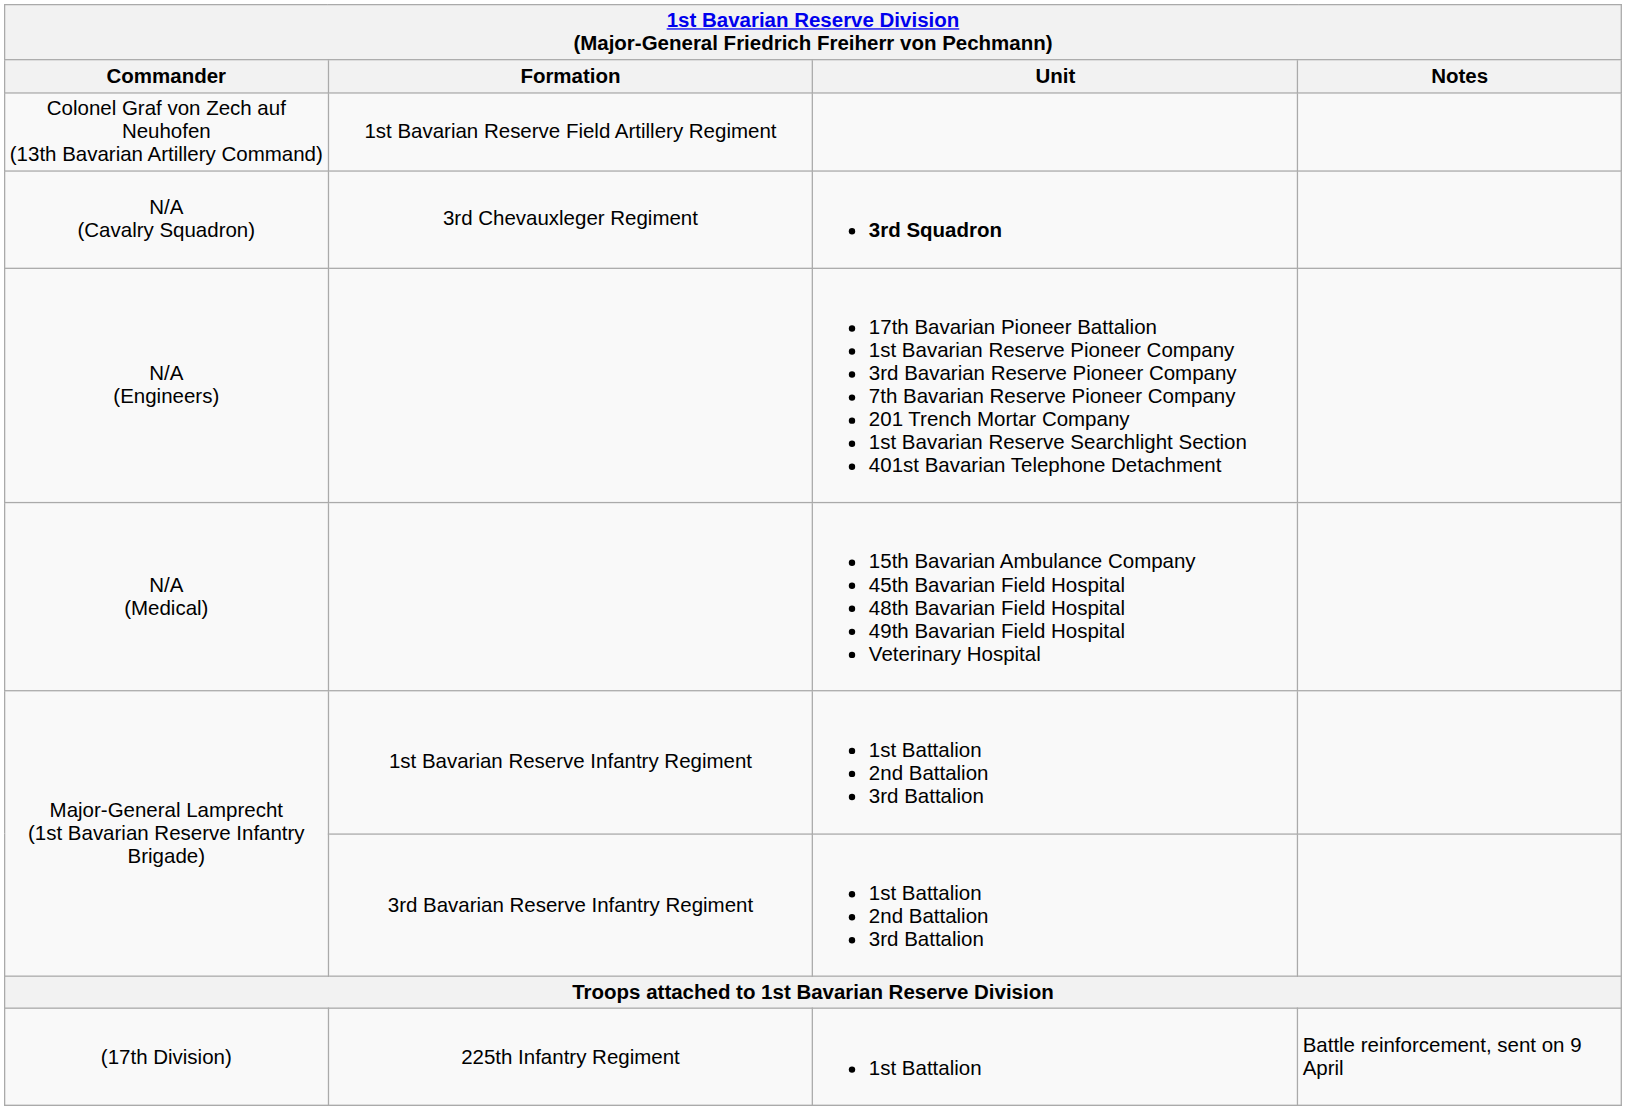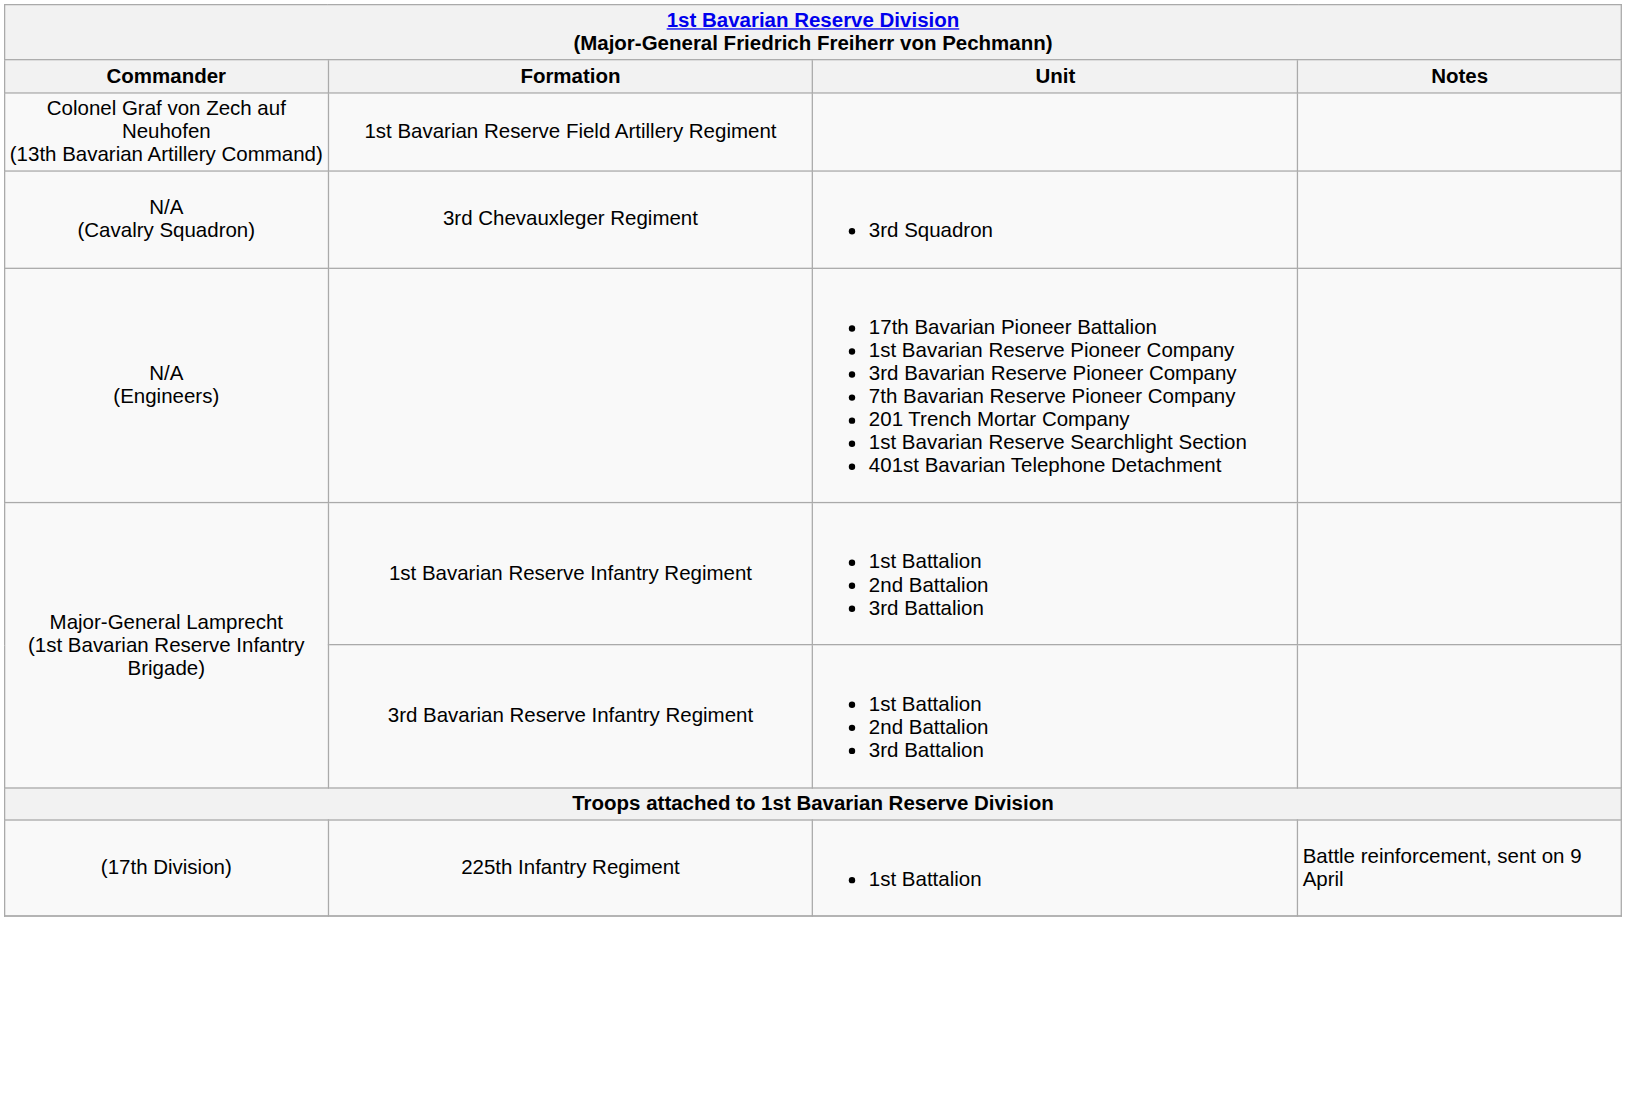(1055, 231) bold -> (1055, 231) normal
- row: (166, 596)
